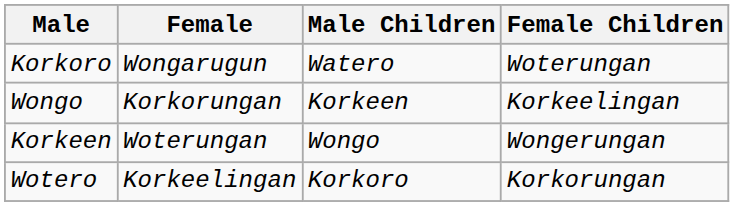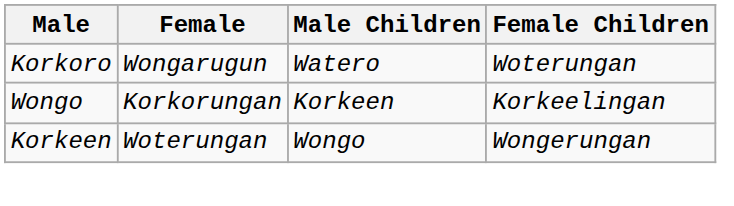- row: (54, 181)
